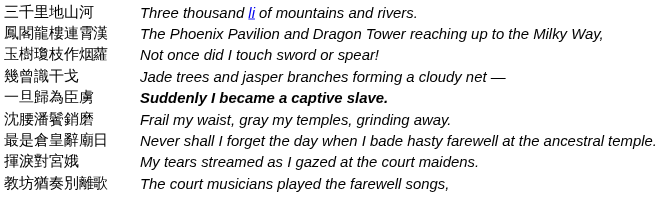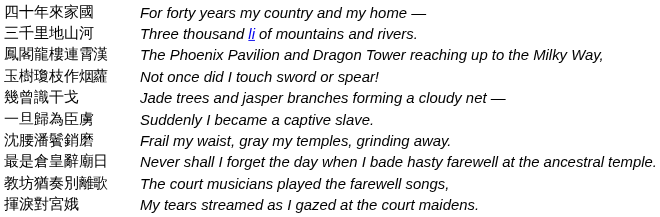+ row: (49, 12)
(264, 98) bold -> (257, 119) normal
rows swapped: (56, 183) <-> (41, 161)
